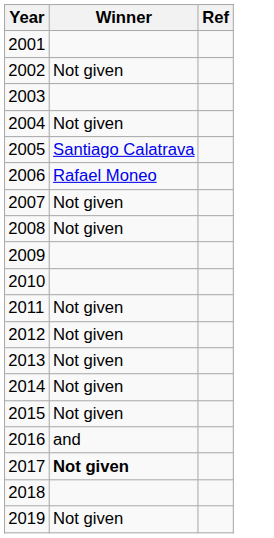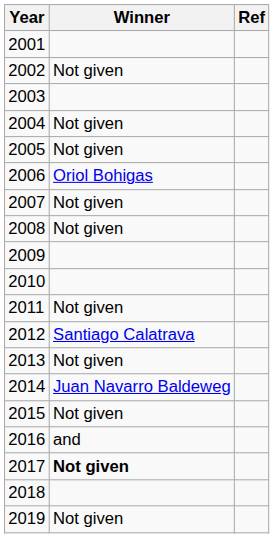(124, 149) Santiago Calatrava -> (88, 149) Not given
(105, 176) Rafael Moneo -> (103, 176) Oriol Bohigas
(88, 334) Not given -> (124, 334) Santiago Calatrava
(88, 387) Not given -> (142, 387) Juan Navarro Baldeweg
